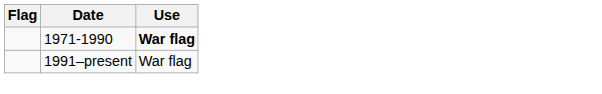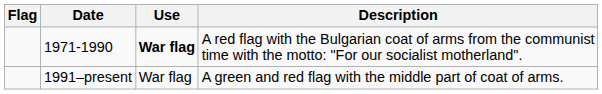+ column: (398, 15)
